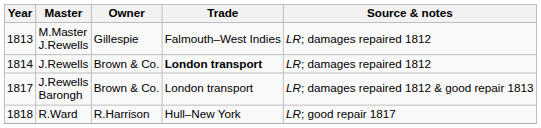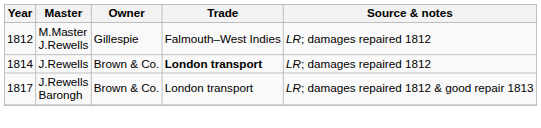(20, 38) 1813 -> (20, 38) 1812
- row: (58, 114)
